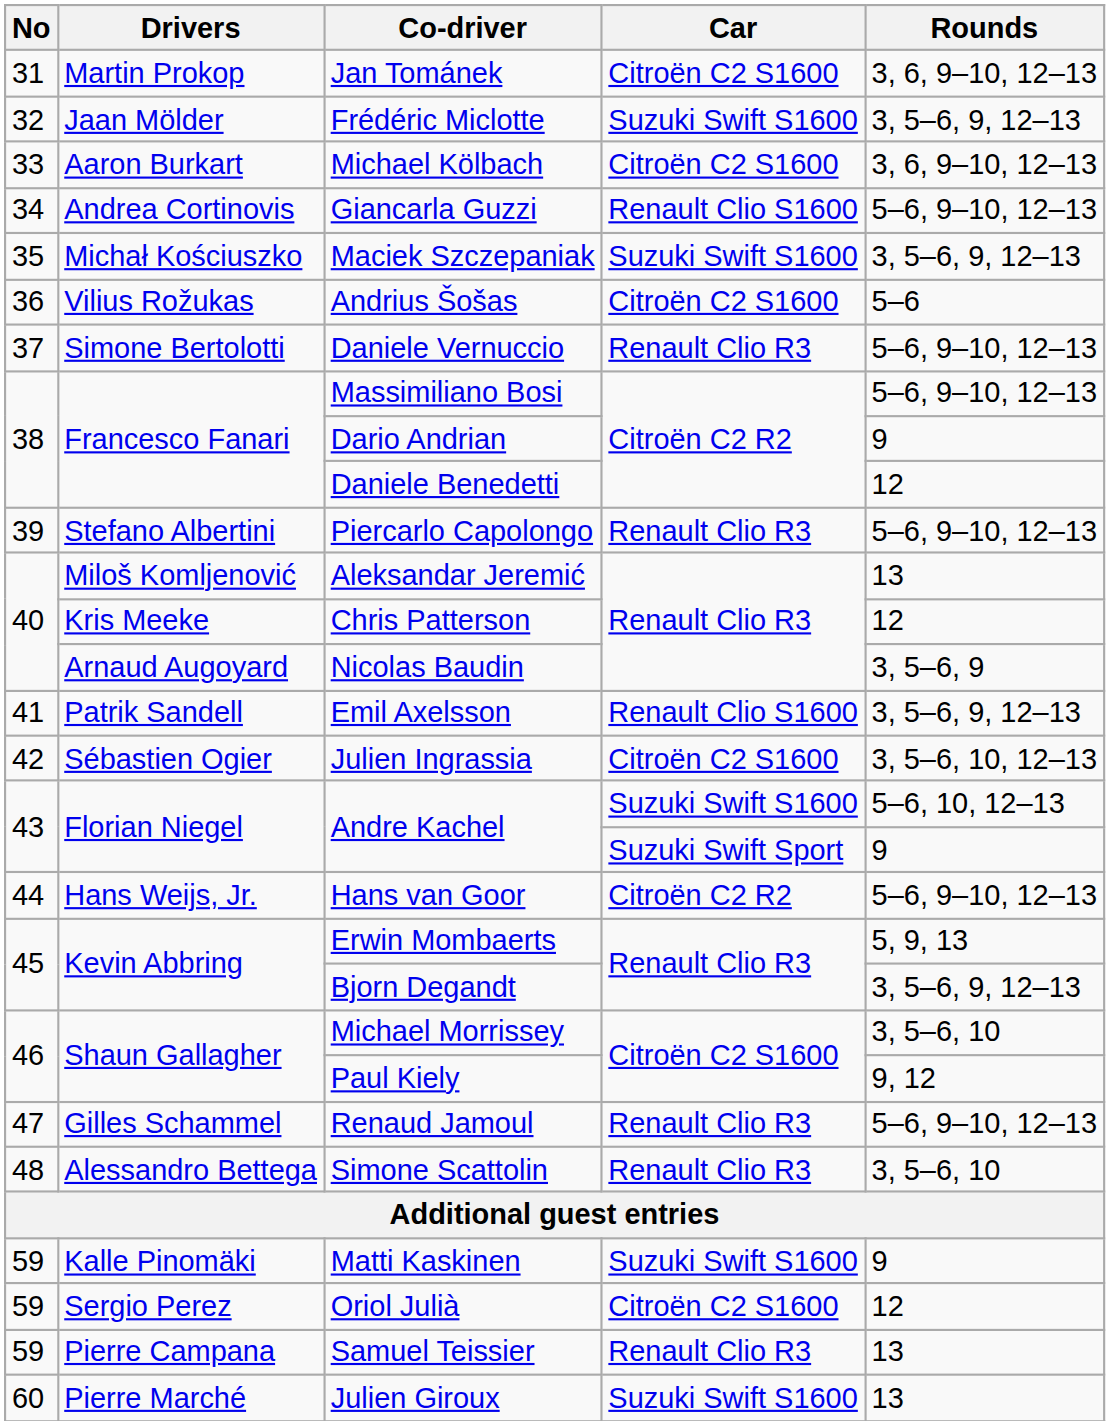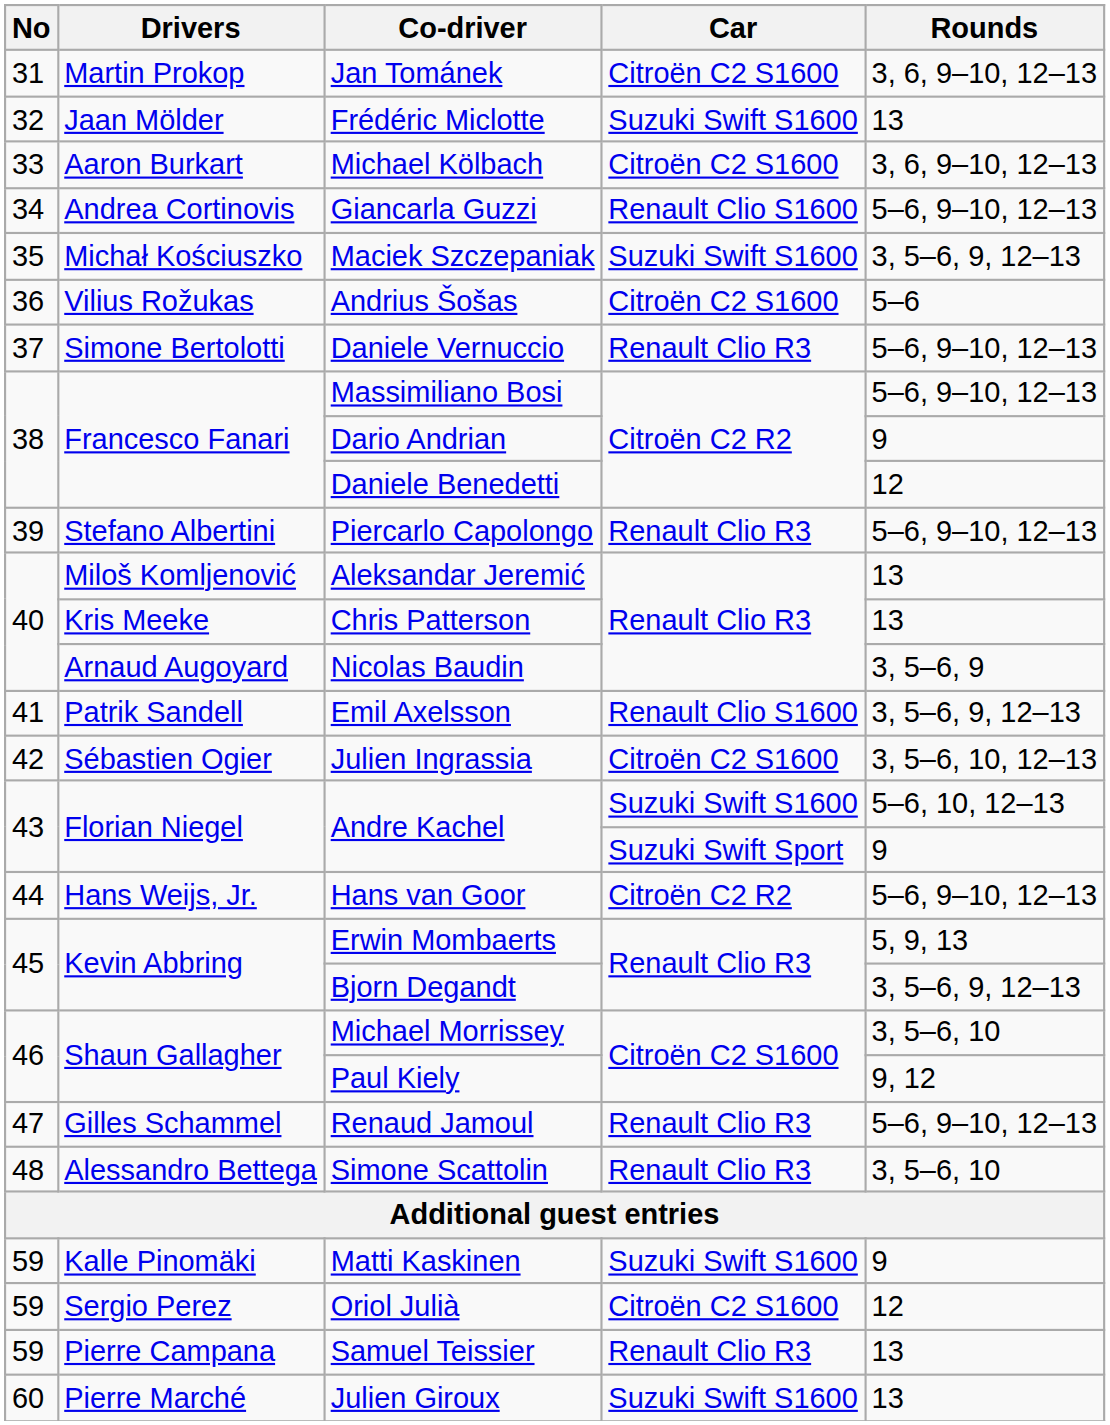(976, 119) 3, 5–6, 9, 12–13 -> (888, 119) 13
(888, 621) 12 -> (888, 621) 13
